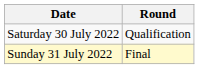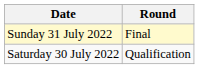rows swapped: (63, 34) <-> (60, 53)
